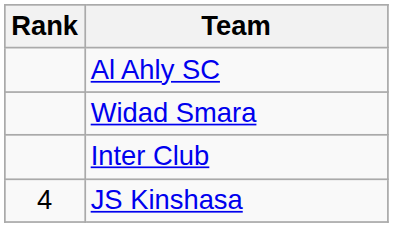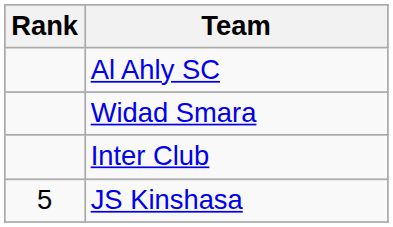(45, 199) 4 -> (45, 199) 5
